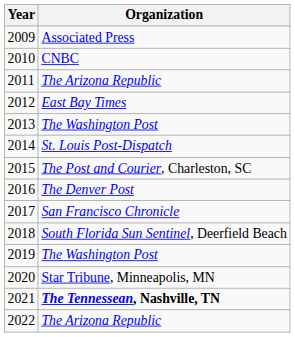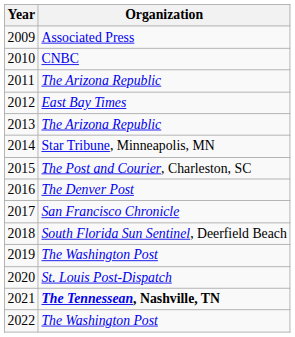(100, 124) The Washington Post -> (101, 124) The Arizona Republic
(107, 146) St. Louis Post-Dispatch -> (128, 146) Star Tribune, Minneapolis, MN
(128, 277) Star Tribune, Minneapolis, MN -> (107, 277) St. Louis Post-Dispatch
(101, 320) The Arizona Republic -> (100, 320) The Washington Post
